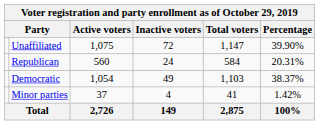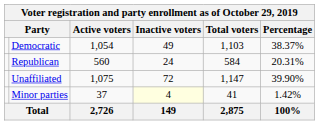rows swapped: (36, 78) <-> (37, 45)
(168, 95) no background -> (168, 95) lightyellow background
